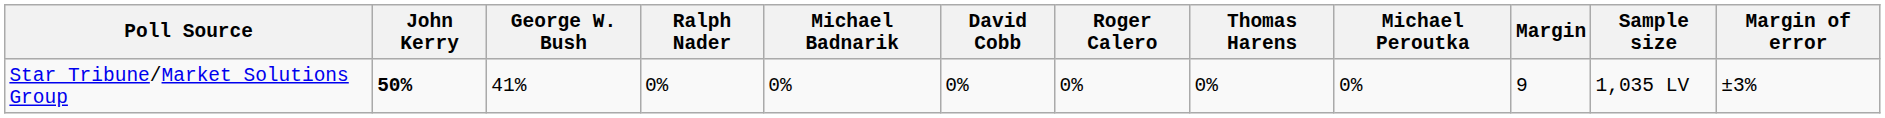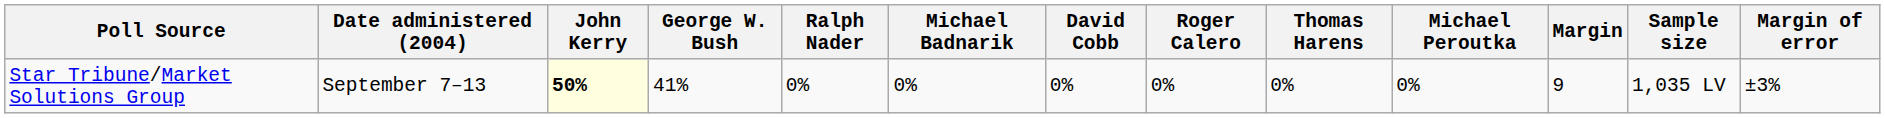+ column: (433, 32)
(395, 86) no background -> (570, 86) lightyellow background
